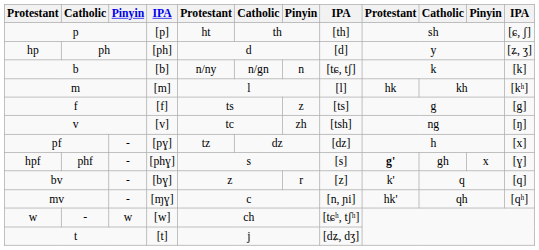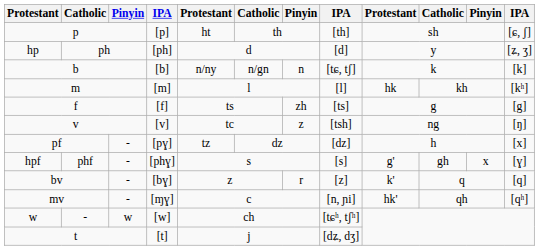(301, 106) z -> (301, 106) zh
(301, 124) zh -> (301, 124) z
(391, 161) bold -> (391, 161) normal
